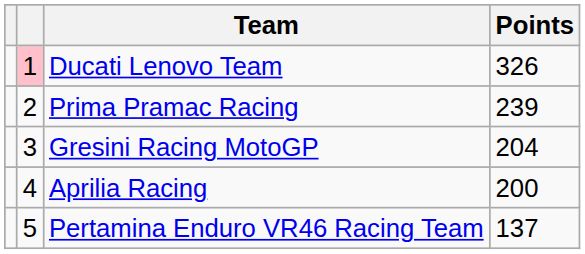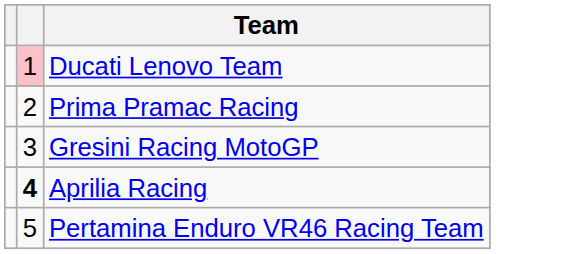- column: (535, 25)
(30, 188) normal -> (30, 188) bold
